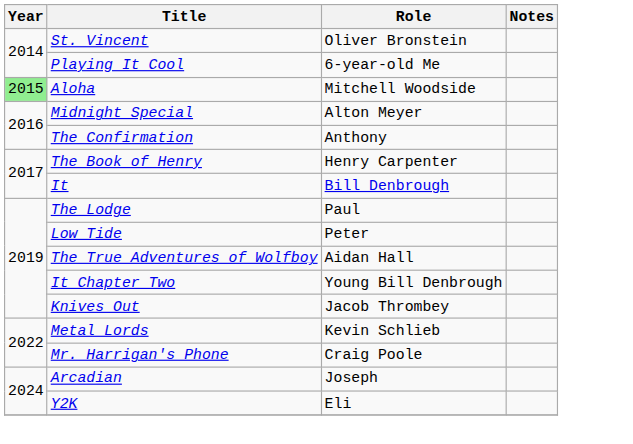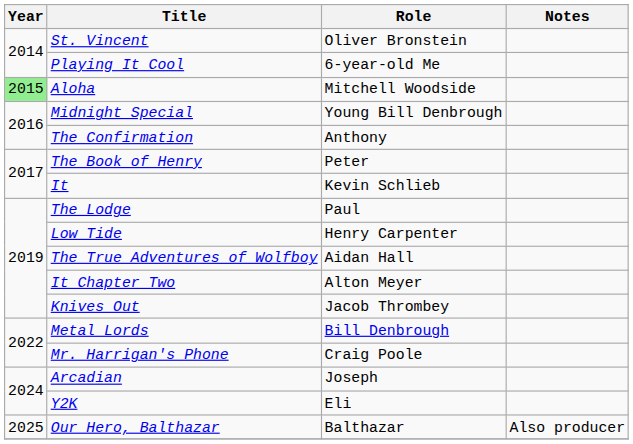(374, 113) Alton Meyer -> (414, 113) Young Bill Denbrough
(391, 162) Henry Carpenter -> (347, 162) Peter
(387, 186) Bill Denbrough -> (382, 186) Kevin Schlieb
(347, 234) Peter -> (391, 234) Henry Carpenter
(414, 282) Young Bill Denbrough -> (374, 282) Alton Meyer
(382, 331) Kevin Schlieb -> (387, 331) Bill Denbrough
+ row: (135, 427)
